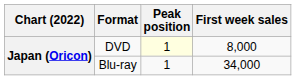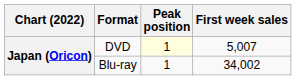(242, 46) 8,000 -> (242, 46) 5,007
(242, 65) 34,000 -> (242, 65) 34,002
